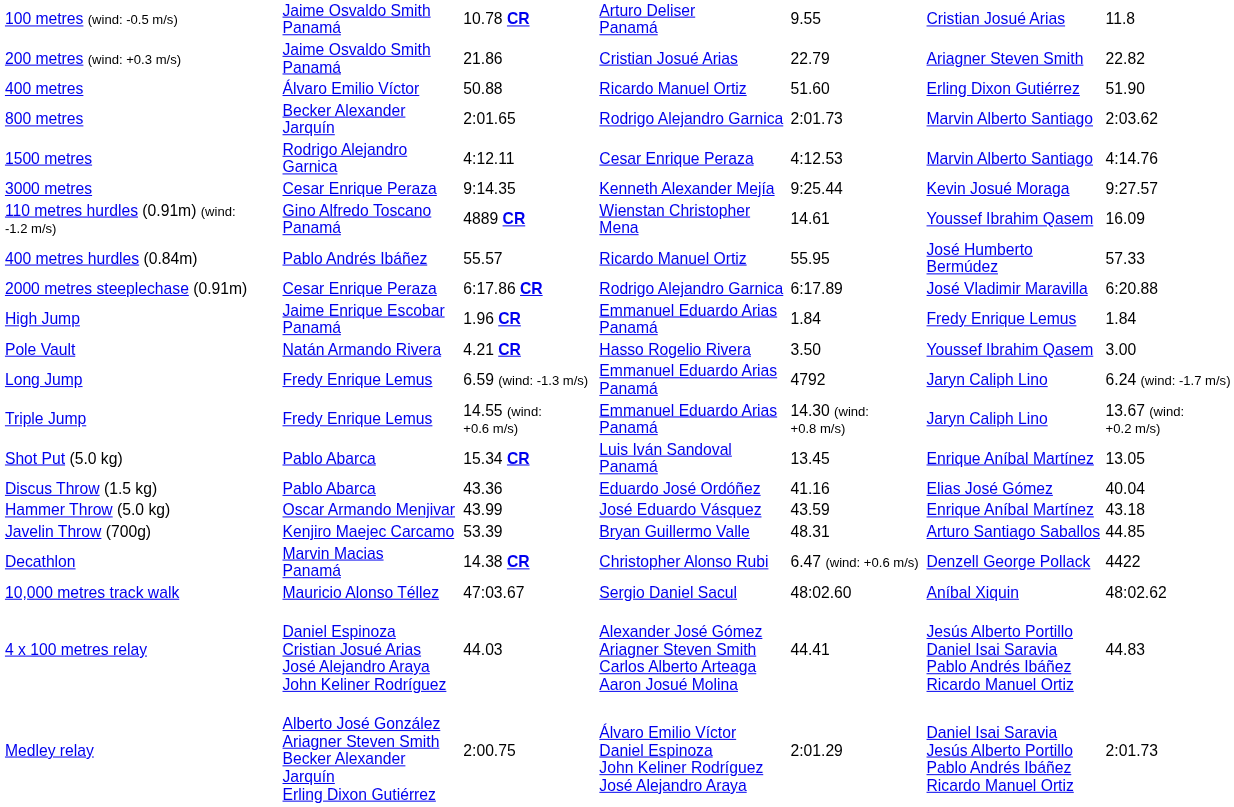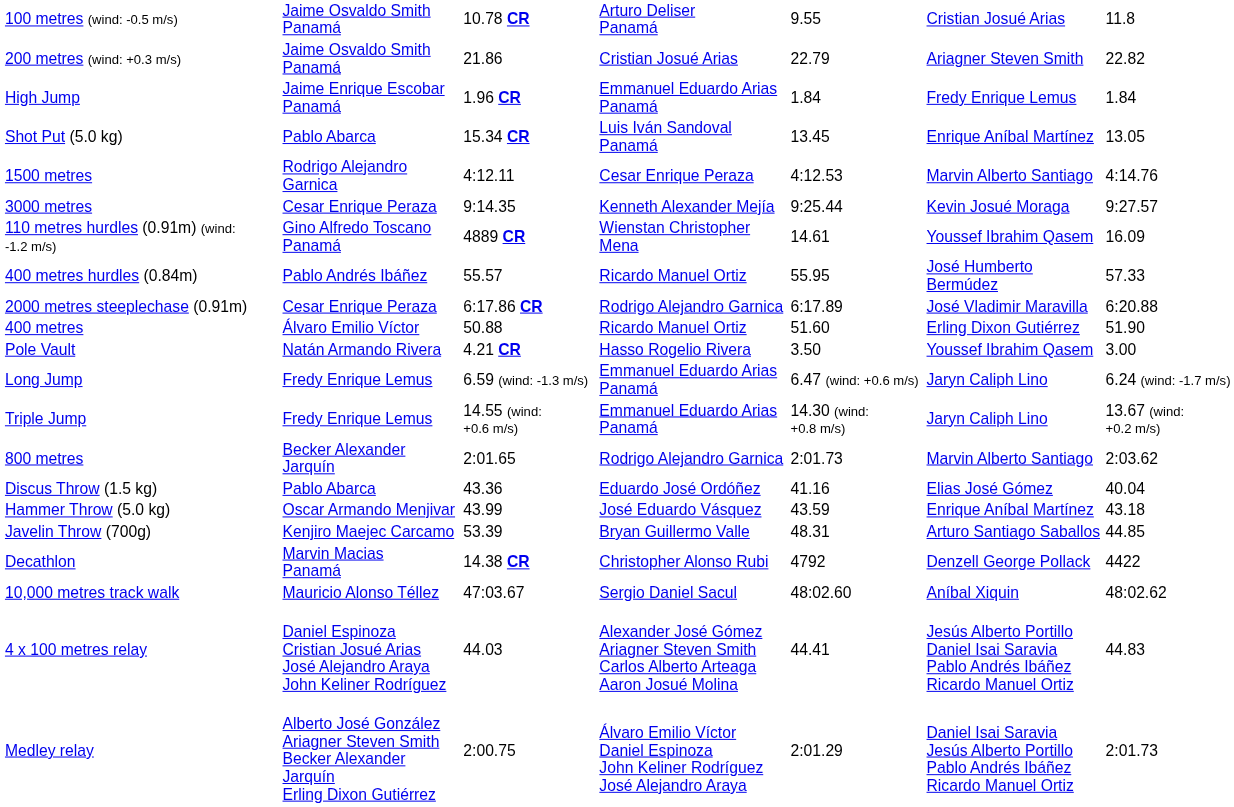rows swapped: (44, 89) <-> (42, 319)
rows swapped: (44, 119) <-> (64, 458)
(808, 380) 4792 -> (855, 380) 6.47 (wind: +0.6 m/s)
(855, 562) 6.47 (wind: +0.6 m/s) -> (808, 562) 4792
